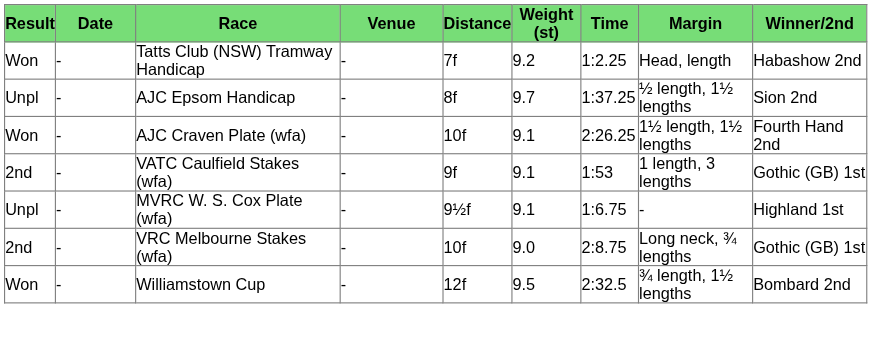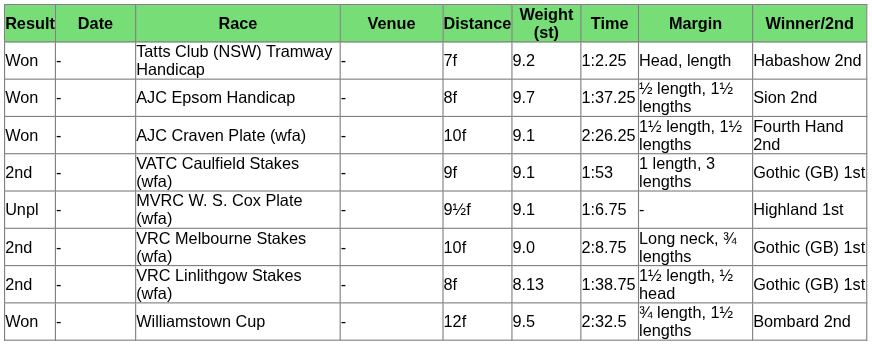(22, 98) Unpl -> (22, 98) Won
+ row: (219, 284)
